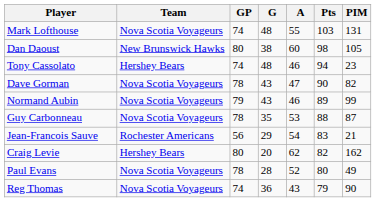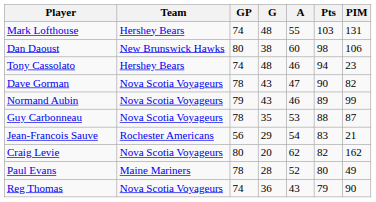(171, 30) Nova Scotia Voyageurs -> (152, 30) Hershey Bears
(353, 48) 105 -> (353, 48) 106
(152, 153) Hershey Bears -> (171, 153) Nova Scotia Voyageurs
(171, 170) Nova Scotia Voyageurs -> (155, 170) Maine Mariners
